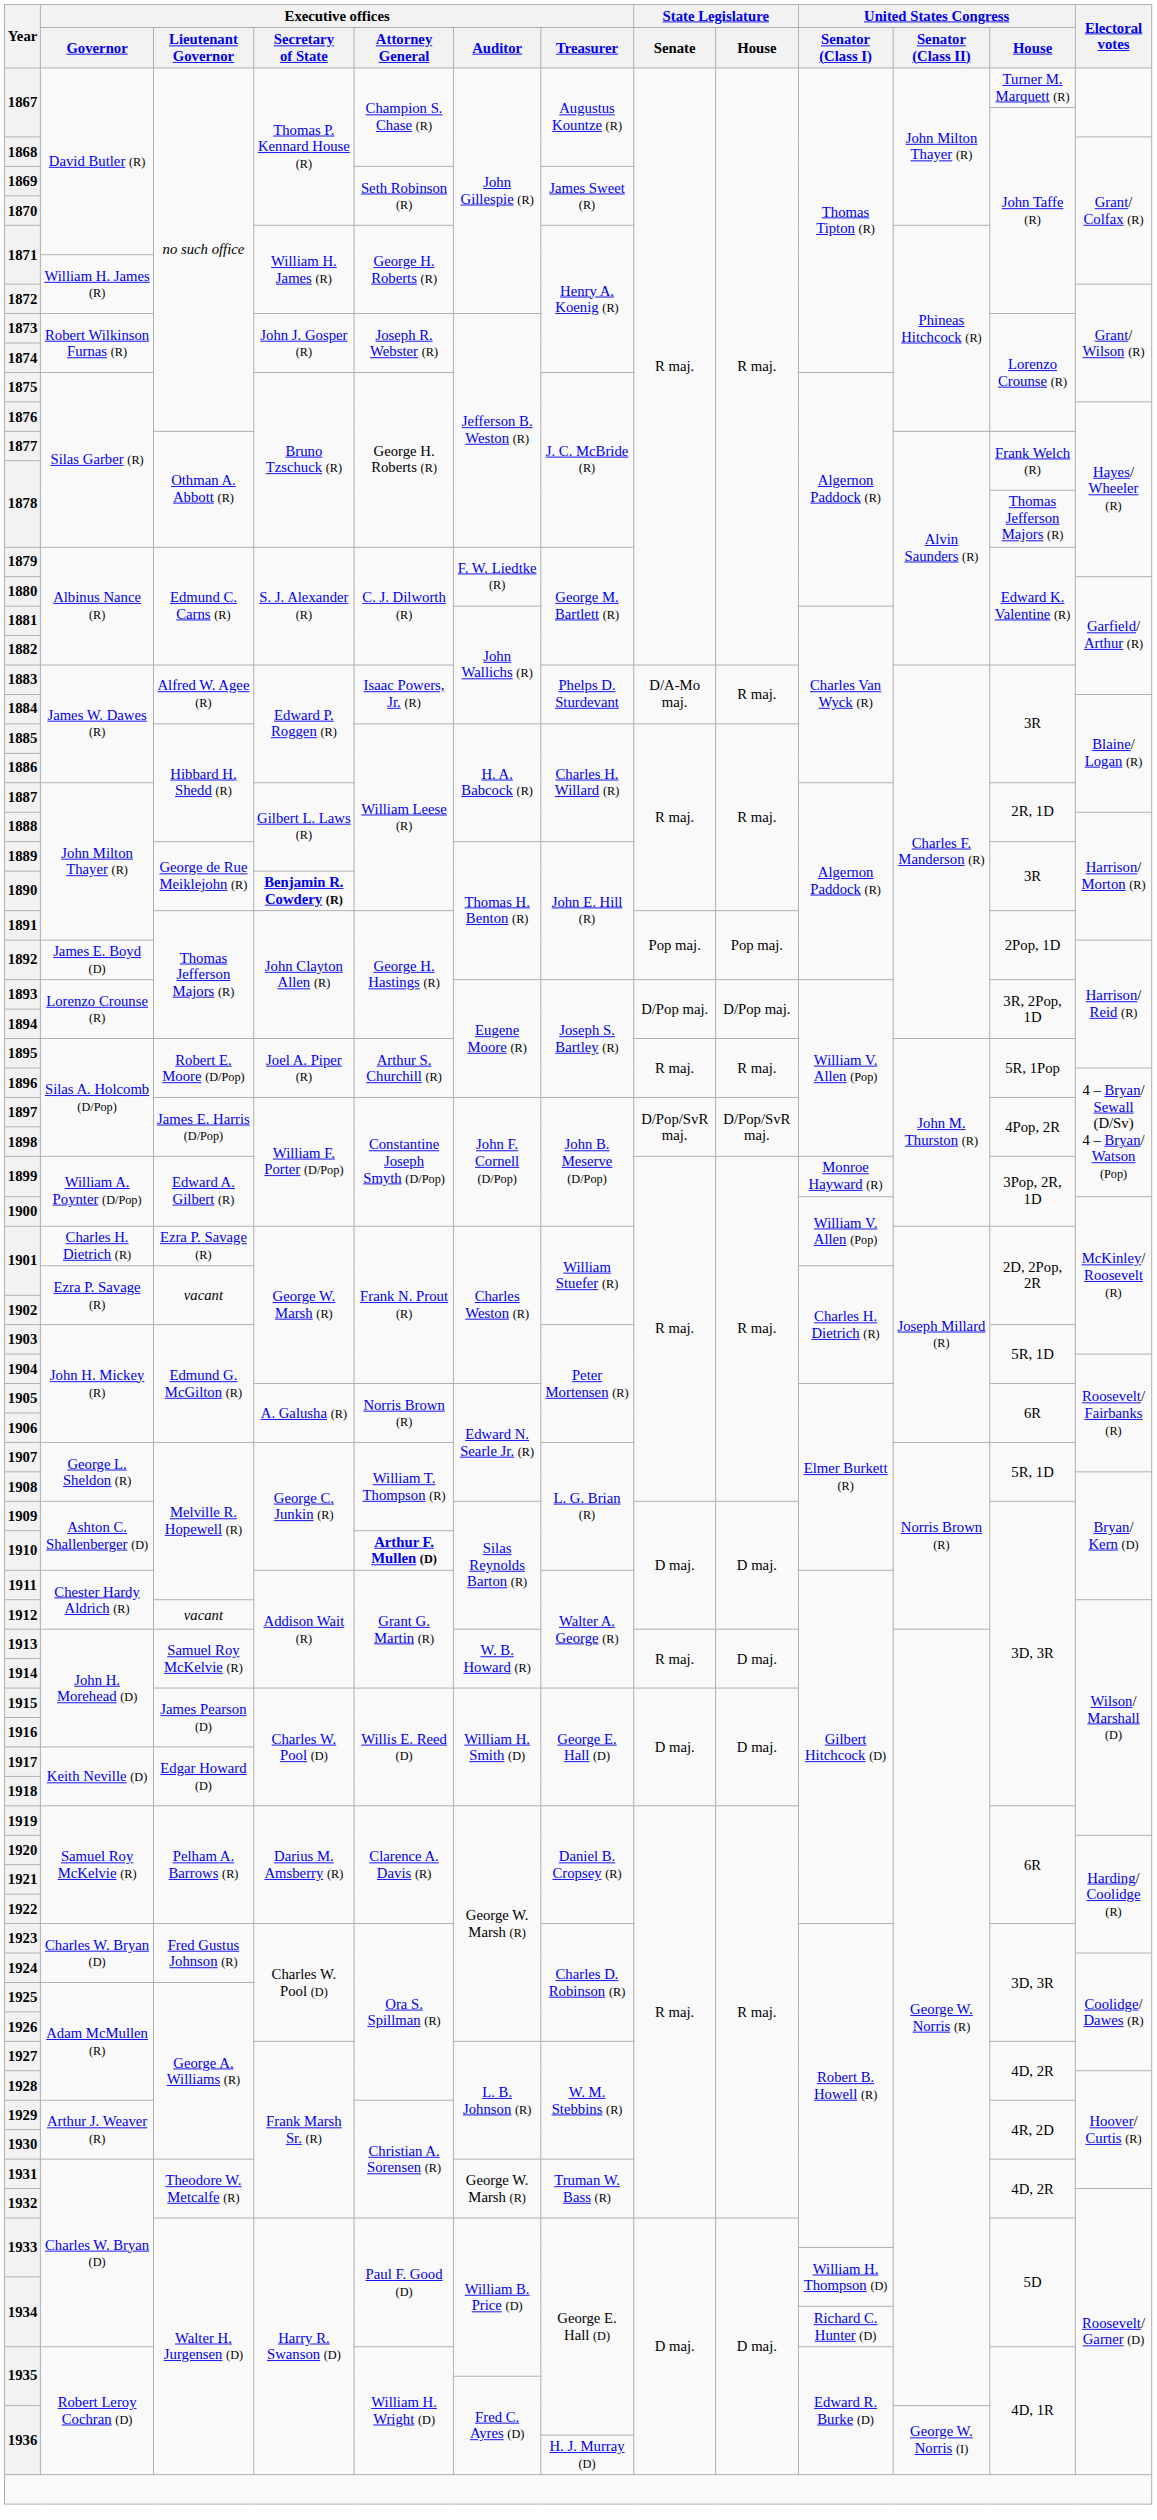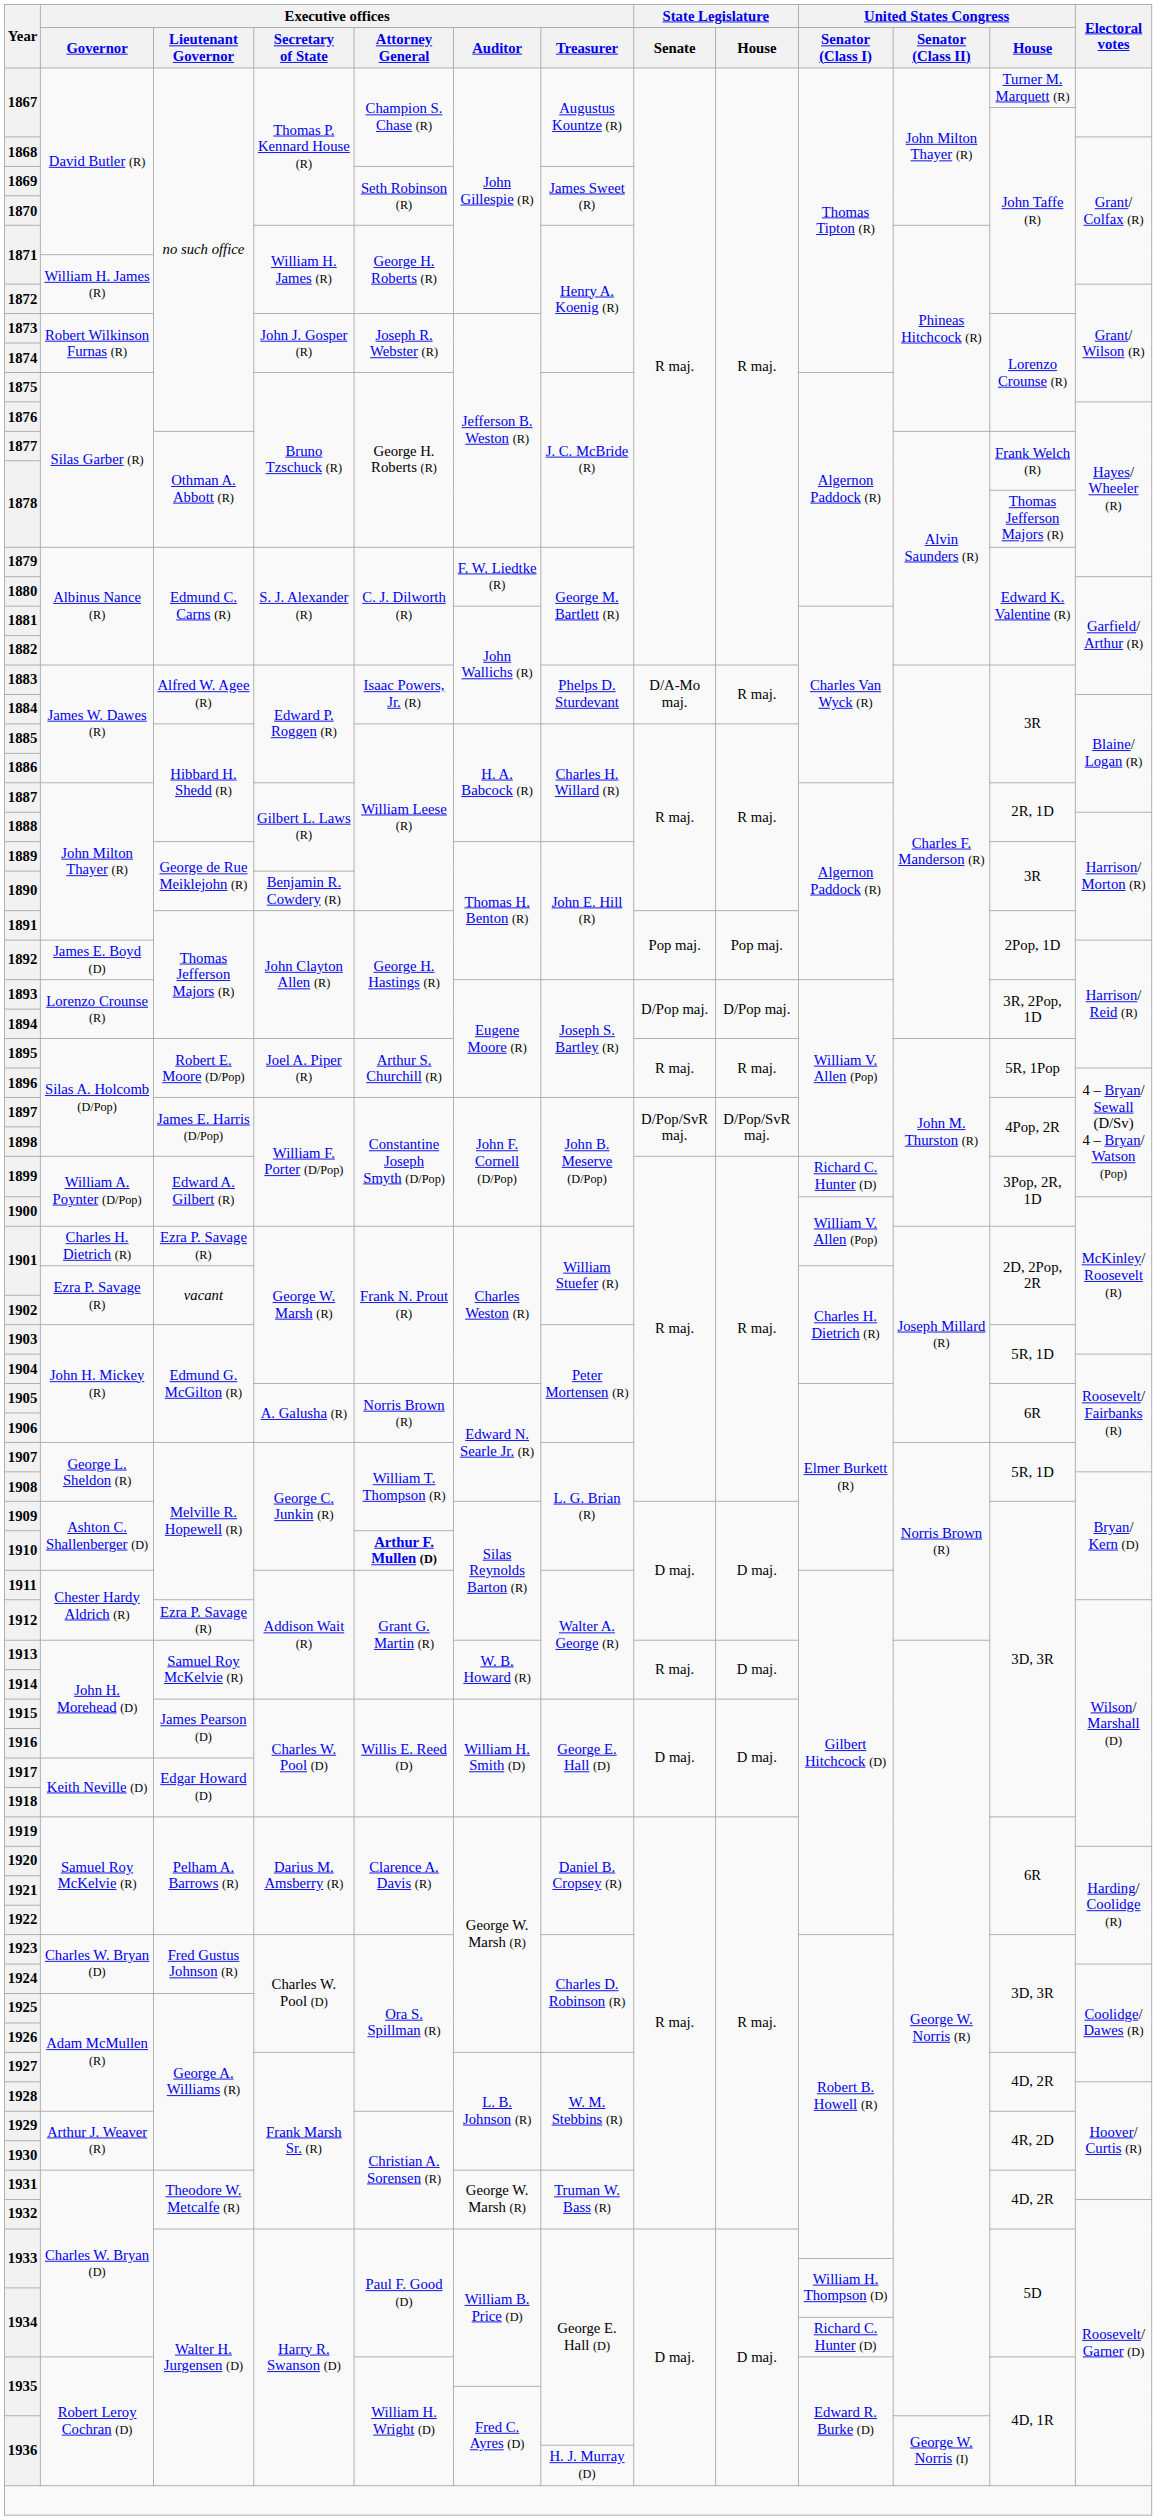(304, 890) bold -> (304, 890) normal
(846, 1176) Monroe Hayward (R) -> (846, 1176) Richard C. Hunter (D)
(203, 1614) vacant -> (203, 1620) Ezra P. Savage (R)
